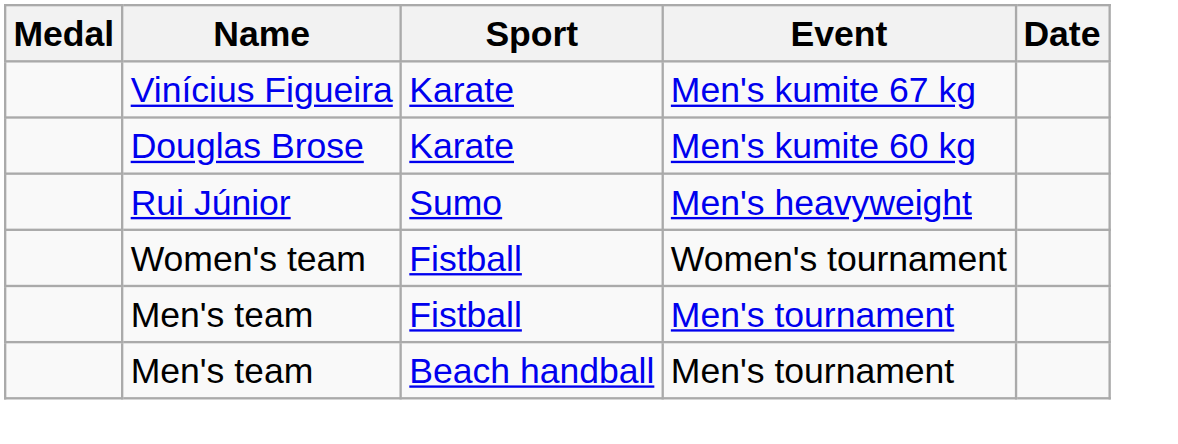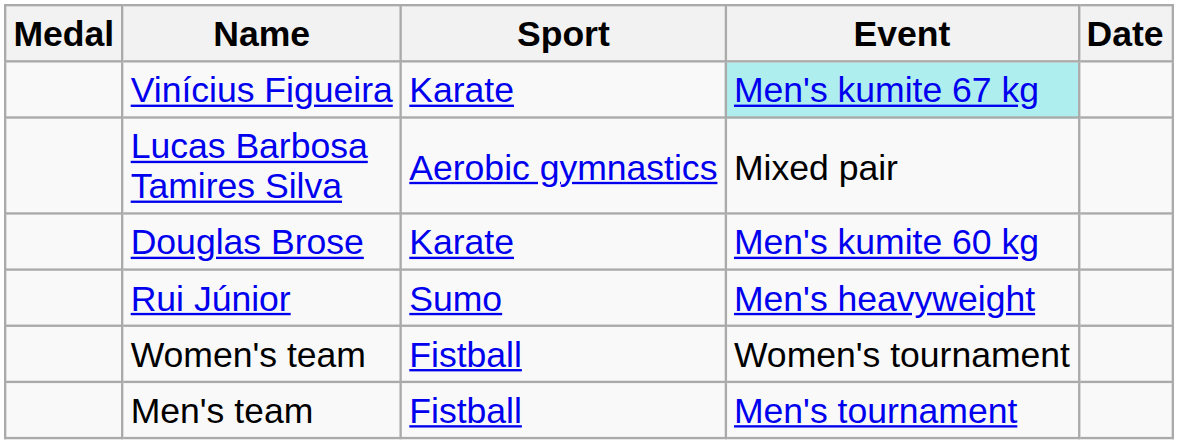(823, 90) no background -> (887, 90) paleturquoise background
+ row: (249, 166)
- row: (222, 371)
